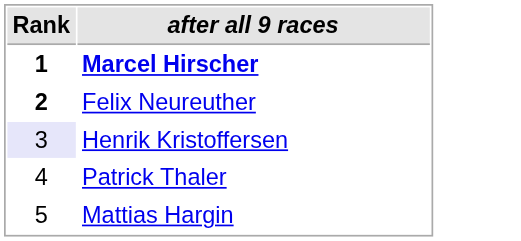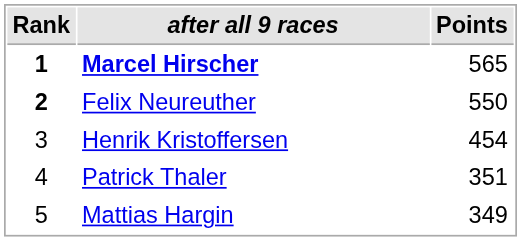+ column: (472, 25)
(41, 140) lavender background -> (41, 140) no background
